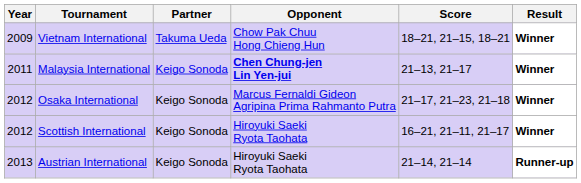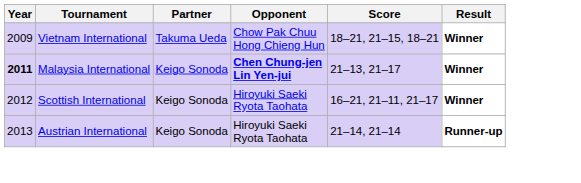(20, 69) normal -> (20, 69) bold
- row: (88, 100)
